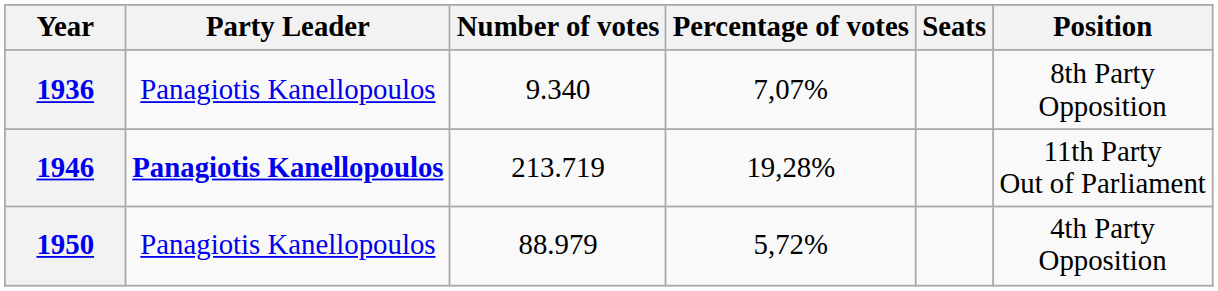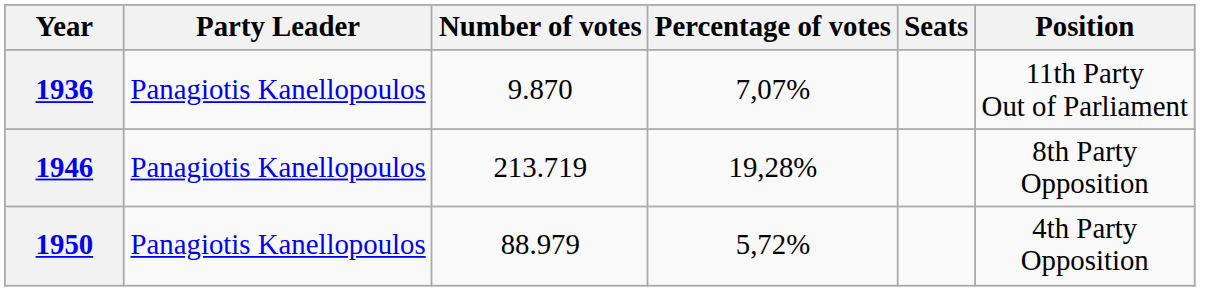(558, 89) 9.340 -> (540, 89) 9.870
(1103, 89) 8th Party Opposition -> (1085, 89) 11th Party Out of Parliament
(288, 167) bold -> (278, 167) normal
(1103, 167) 11th Party Out of Parliament -> (1085, 167) 8th Party Opposition
